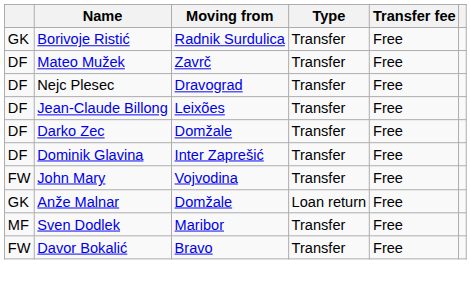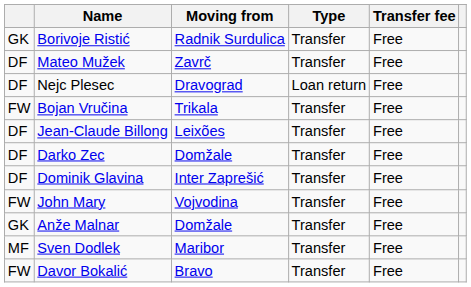(318, 86) Transfer -> (329, 86) Loan return
+ row: (82, 109)
(329, 201) Loan return -> (318, 224) Transfer
